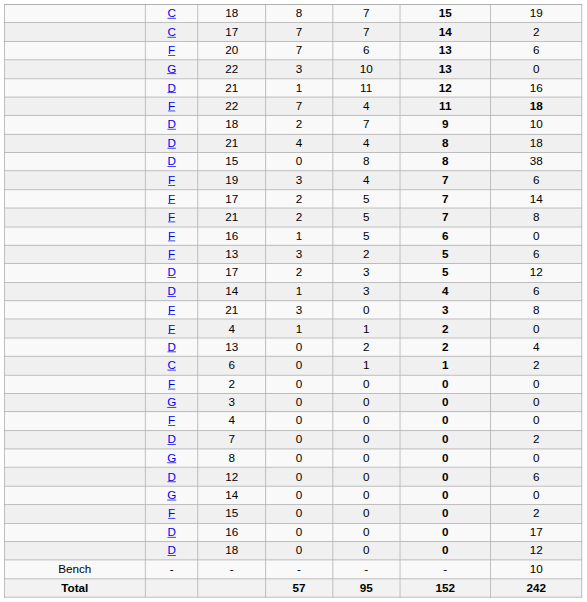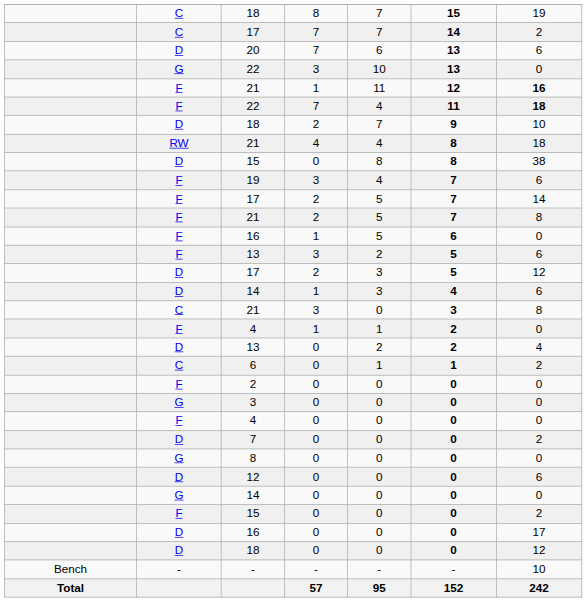(172, 50) F -> (179, 50) D
(172, 87) D -> (179, 87) F
(536, 87) normal -> (539, 87) bold
(172, 143) D -> (179, 143) RW
(172, 310) F -> (179, 310) C
